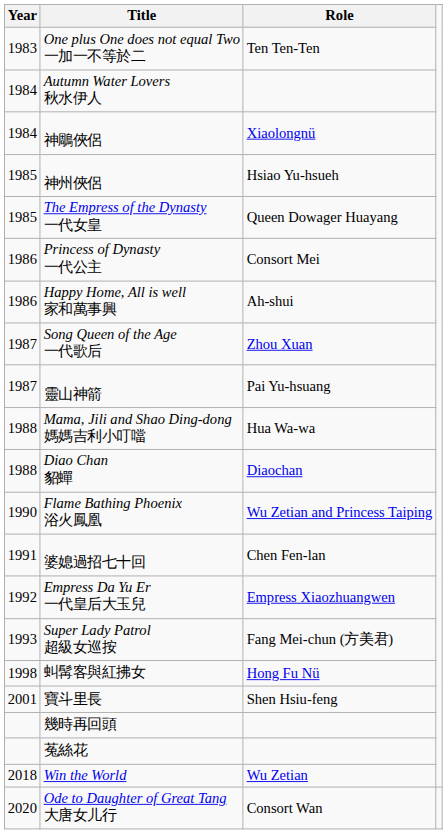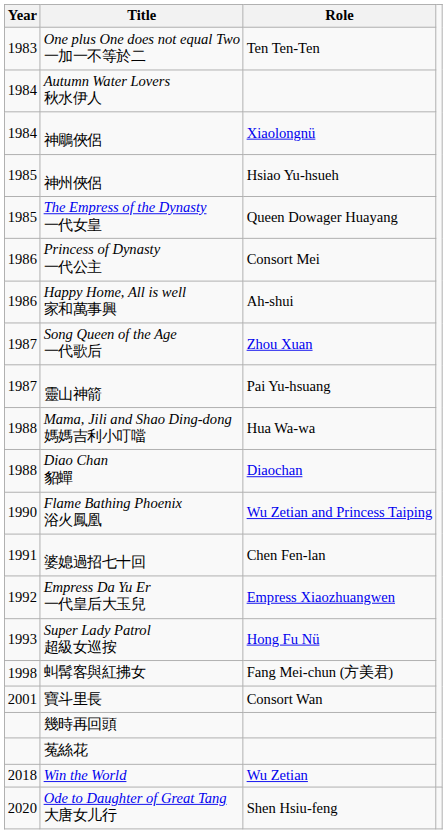(320, 639) Fang Mei-chun (方美君) -> (283, 639) Hong Fu Nü
(283, 673) Hong Fu Nü -> (320, 673) Fang Mei-chun (方美君)
(292, 699) Shen Hsiu-feng -> (285, 699) Consort Wan
(285, 808) Consort Wan -> (292, 808) Shen Hsiu-feng
